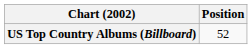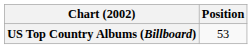(223, 33) 52 -> (223, 33) 53
